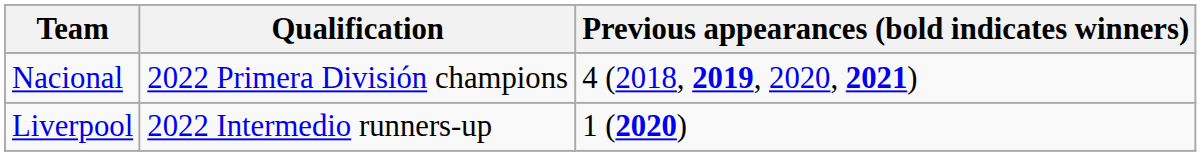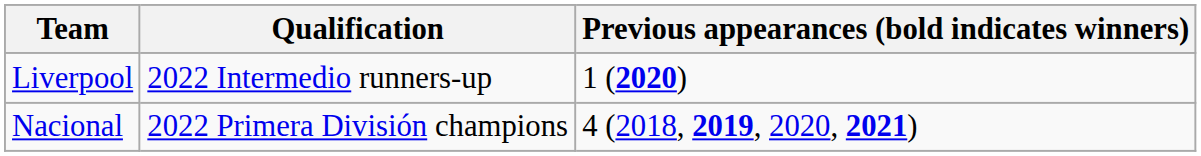rows swapped: (67, 77) <-> (73, 126)
